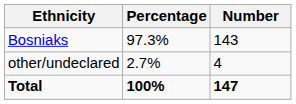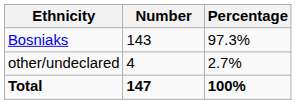columns swapped: (251, 16) <-> (167, 16)
